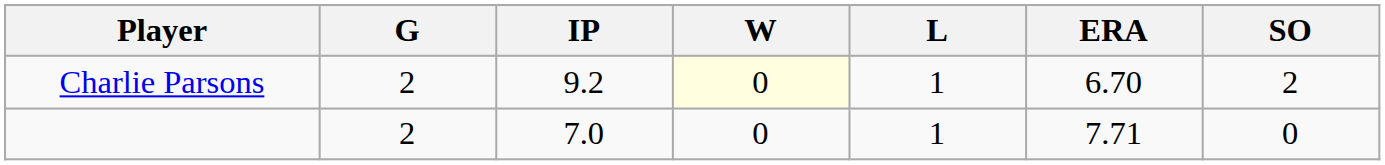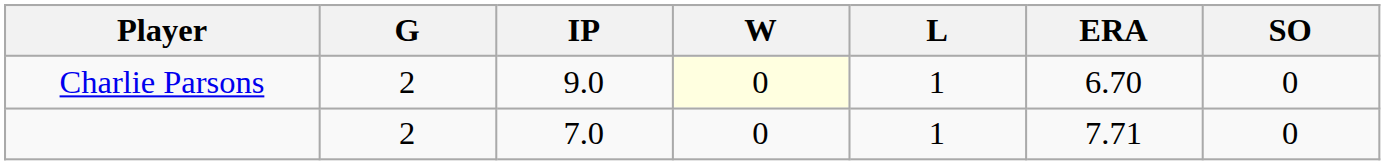(584, 81) 9.2 -> (584, 81) 9.0
(1290, 81) 2 -> (1290, 81) 0
